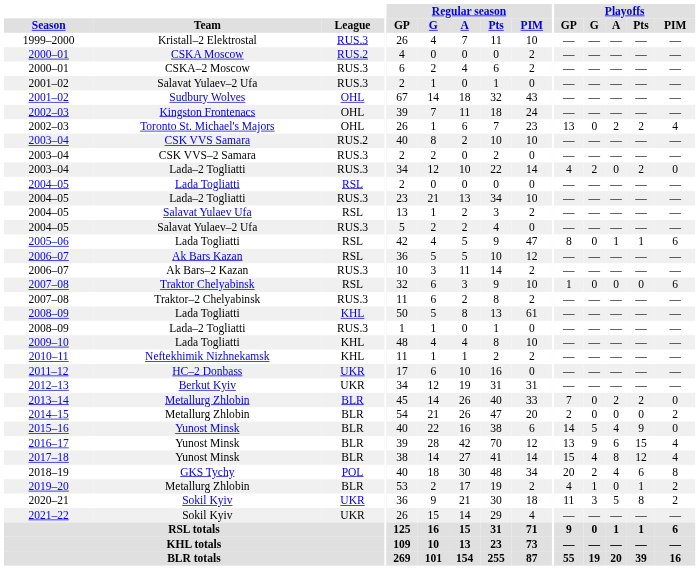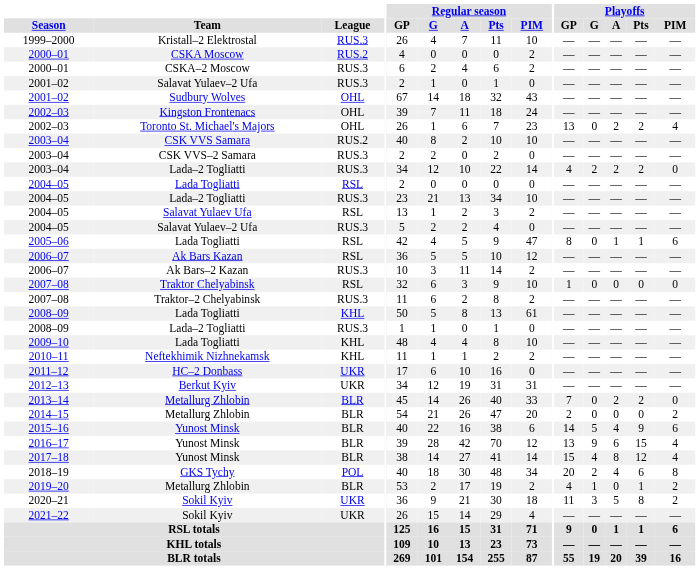(616, 169) 0 -> (616, 169) 2
(675, 284) 6 -> (675, 284) 0
(675, 428) 0 -> (675, 428) 6
